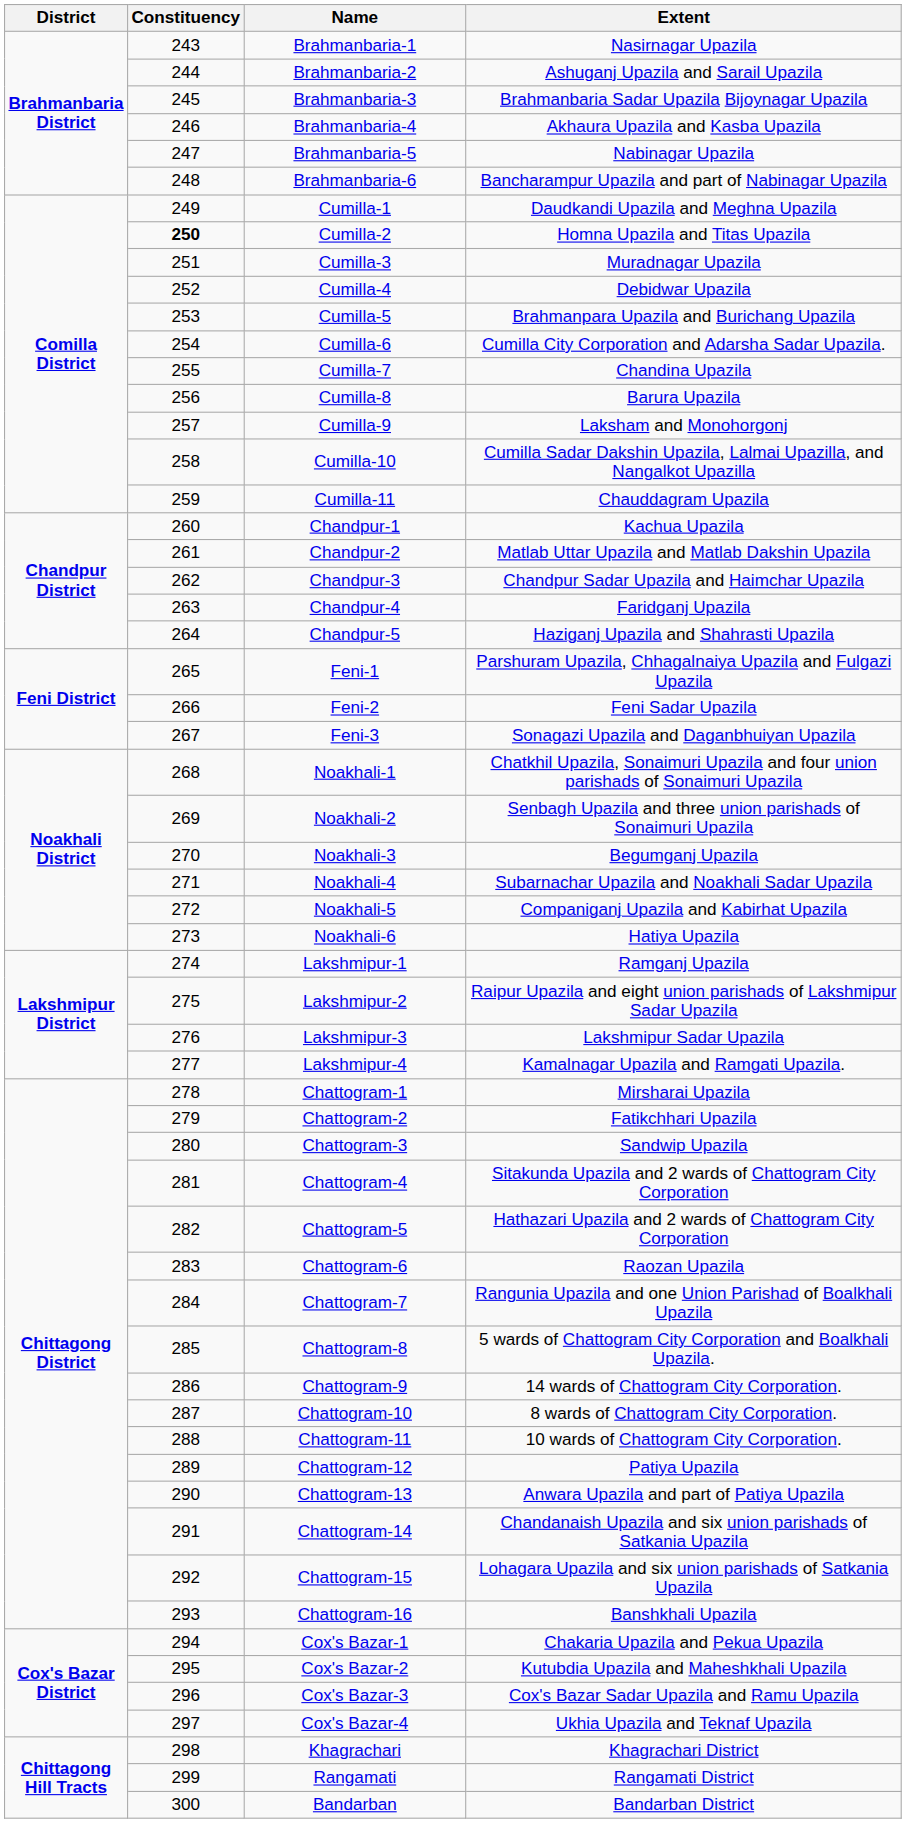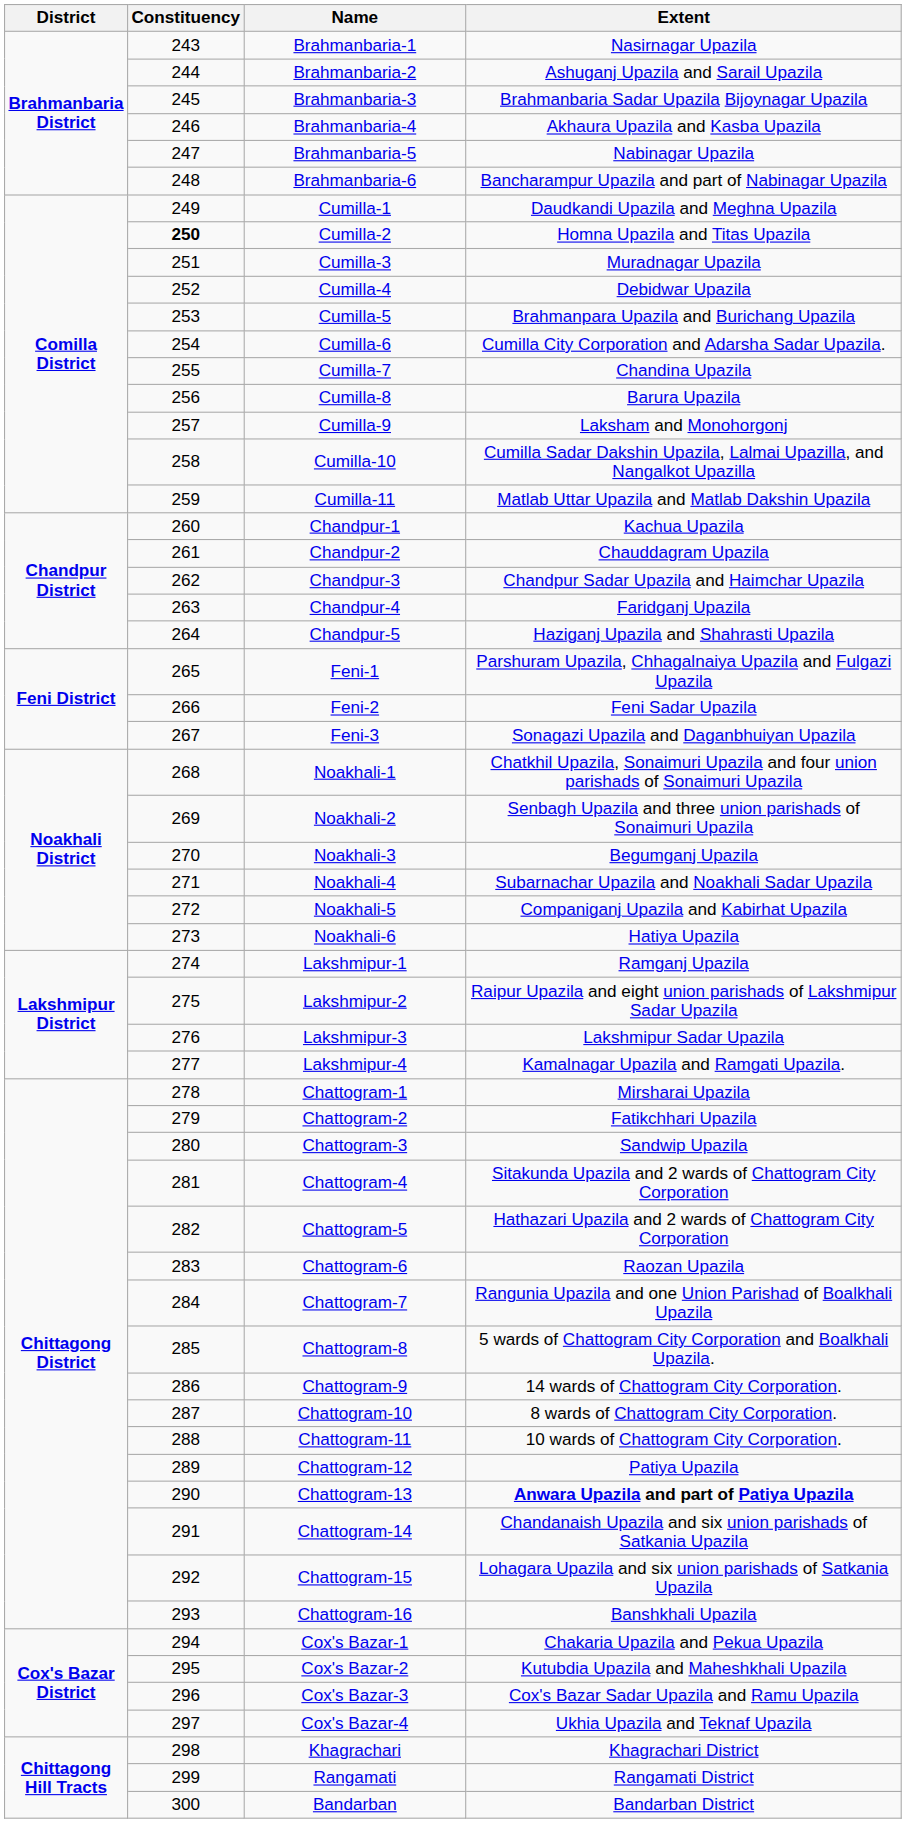(684, 498) Chauddagram Upazila -> (684, 498) Matlab Uttar Upazila and Matlab Dakshin Upazila
(684, 553) Matlab Uttar Upazila and Matlab Dakshin Upazila -> (684, 553) Chauddagram Upazila
(684, 1494) normal -> (684, 1494) bold
